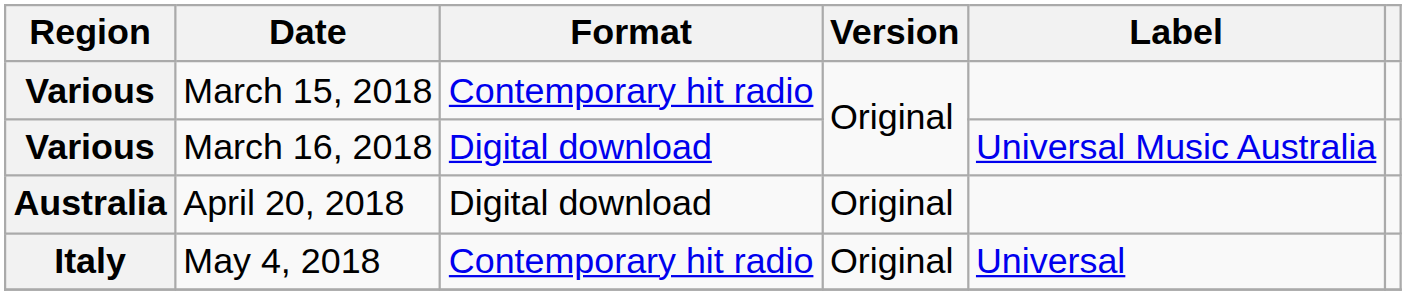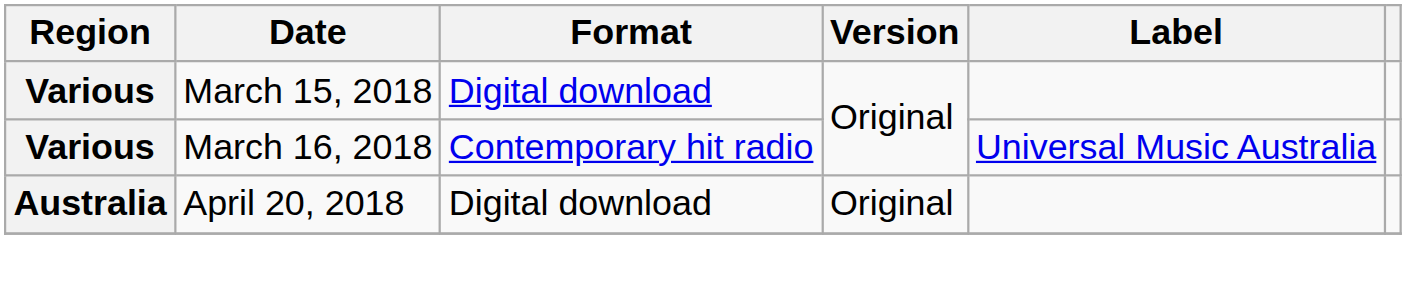(631, 89) Contemporary hit radio -> (580, 89) Digital download
(580, 146) Digital download -> (631, 146) Contemporary hit radio
- row: (282, 260)
